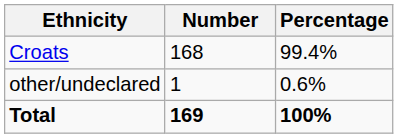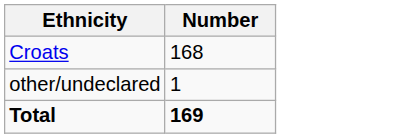- column: (334, 20)
